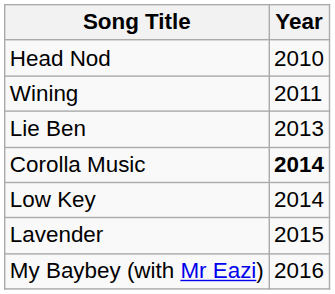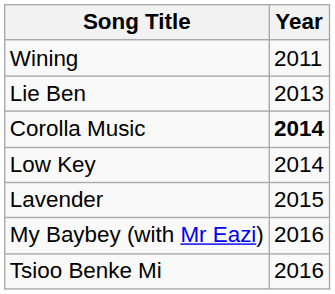- row: (60, 57)
+ row: (86, 270)
